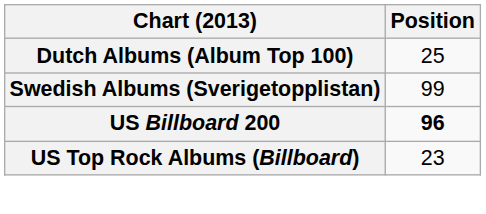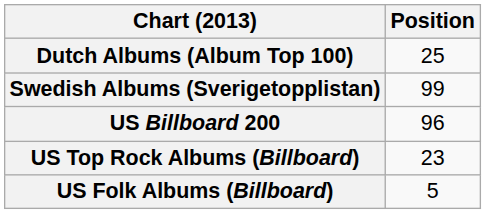(433, 123) bold -> (433, 123) normal
+ row: (195, 191)
